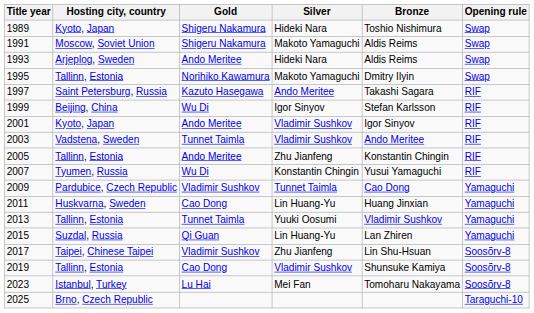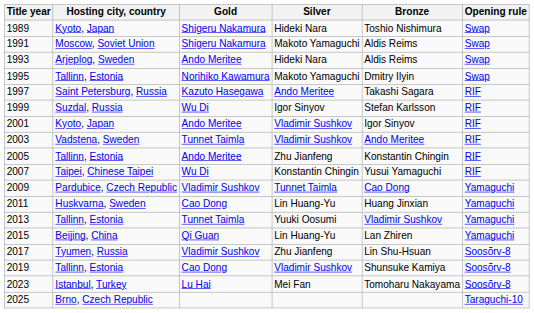(86, 108) Beijing, China -> (89, 108) Suzdal, Russia
(92, 172) Tyumen, Russia -> (104, 172) Taipei, Chinese Taipei
(89, 236) Suzdal, Russia -> (86, 236) Beijing, China
(104, 252) Taipei, Chinese Taipei -> (92, 252) Tyumen, Russia
